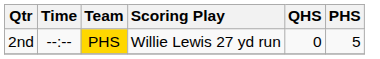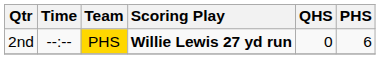(206, 41) normal -> (211, 41) bold
(356, 41) 5 -> (367, 41) 6
